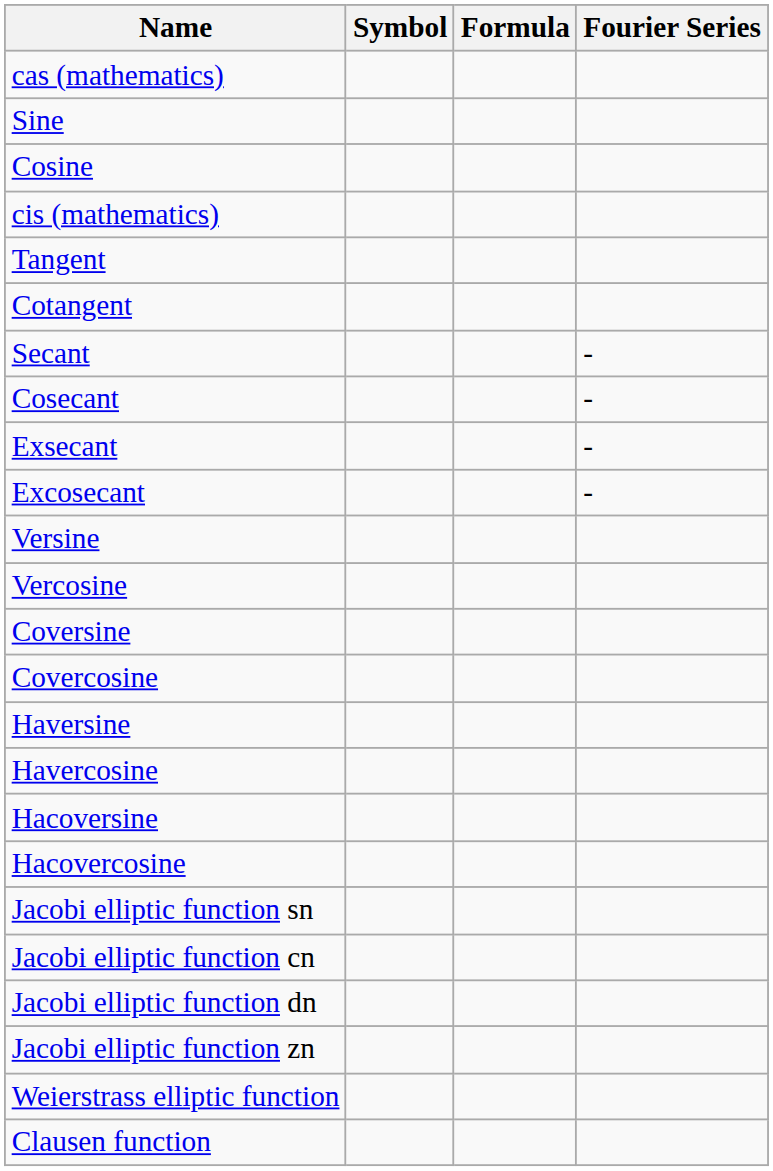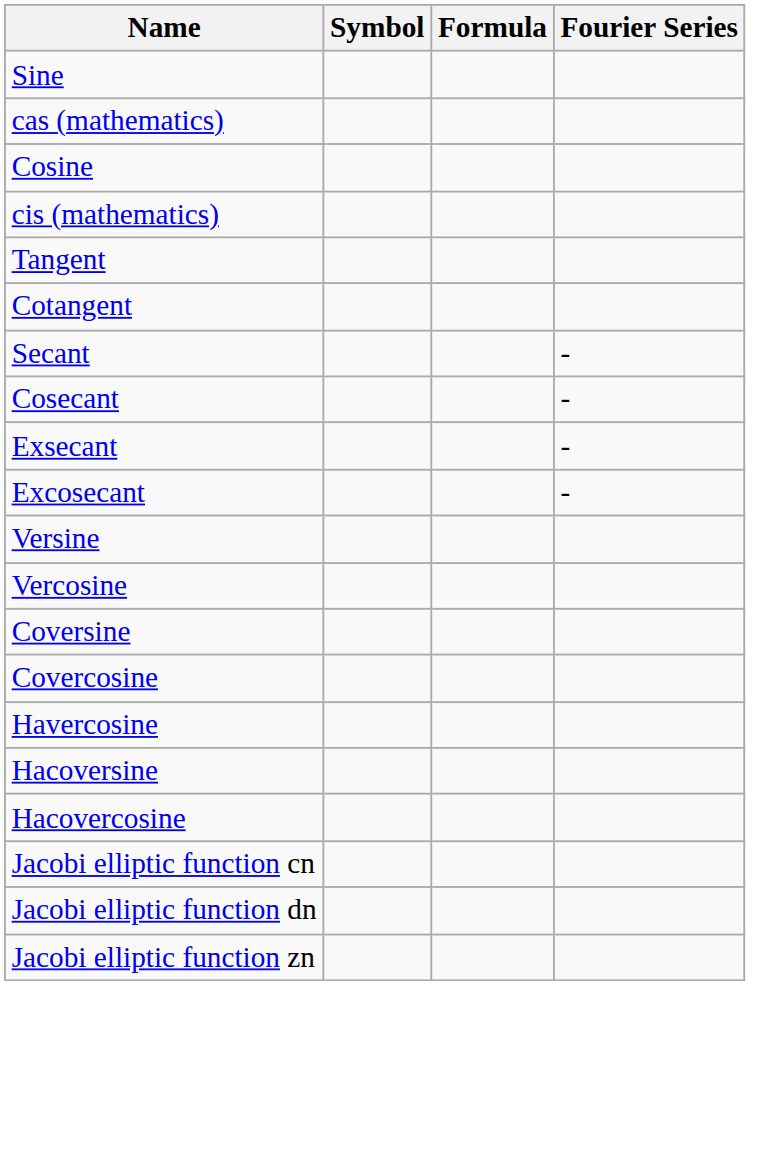rows swapped: (38, 120) <-> (118, 74)
- row: (71, 724)
- row: (163, 910)
- row: (176, 1095)
- row: (111, 1142)
